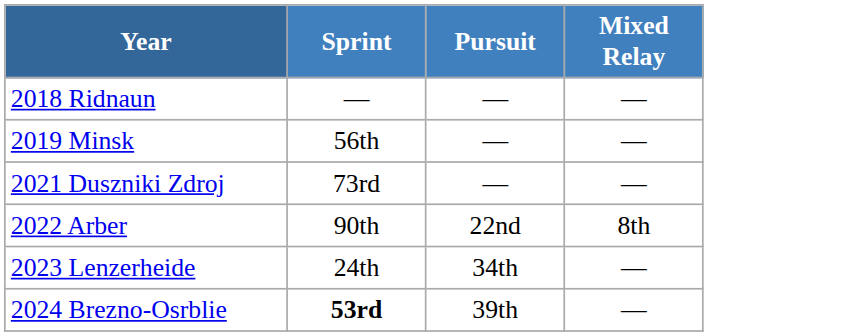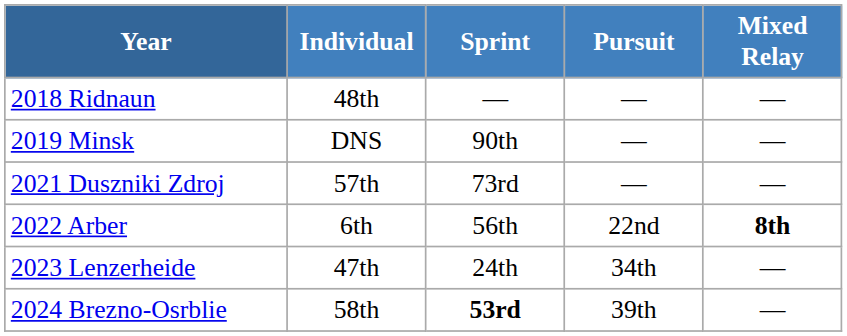+ column: (357, 41)
(357, 140) 56th -> (495, 140) 90th
(357, 225) 90th -> (495, 225) 56th
(634, 225) normal -> (773, 225) bold
